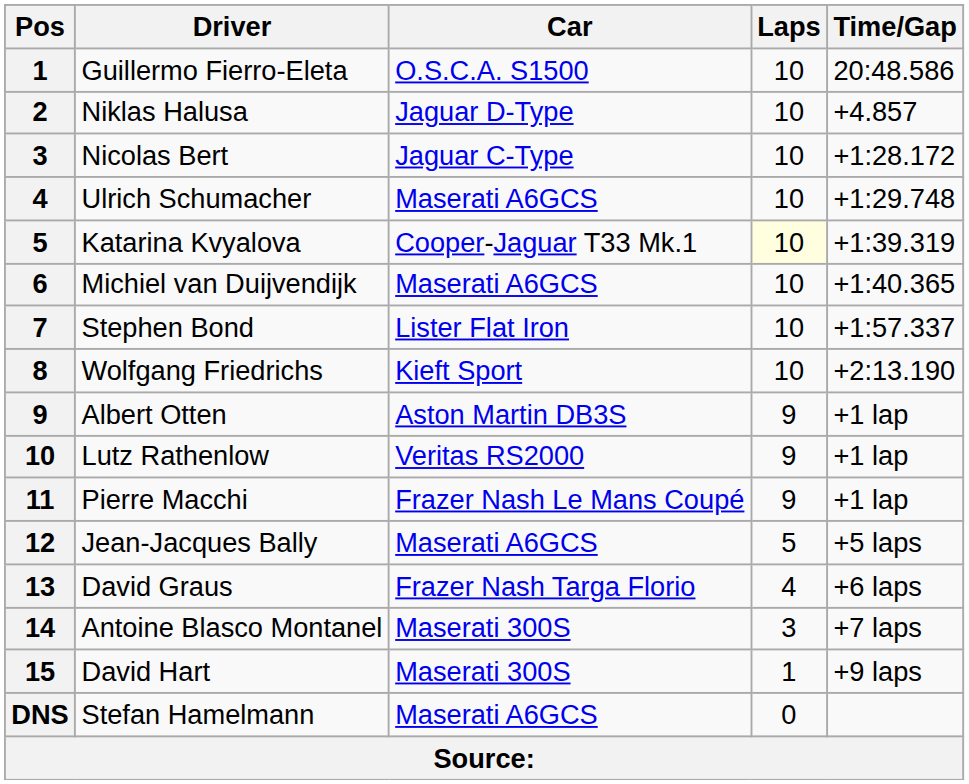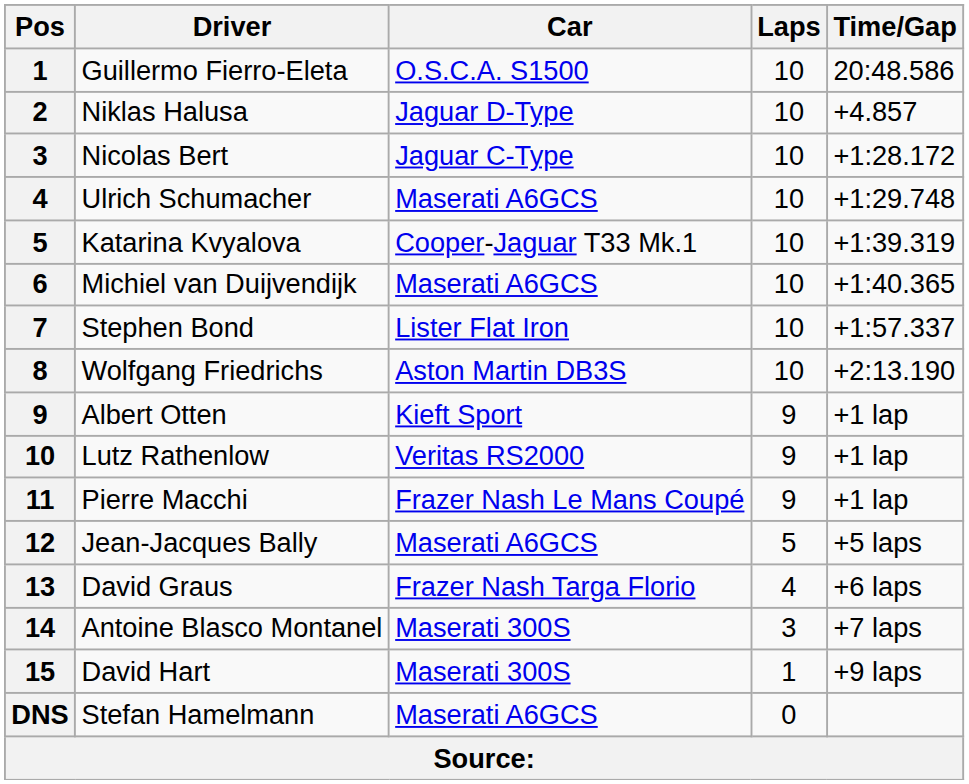(789, 242) lightyellow background -> (789, 242) no background
(459, 371) Kieft Sport -> (511, 371) Aston Martin DB3S
(511, 414) Aston Martin DB3S -> (459, 414) Kieft Sport
